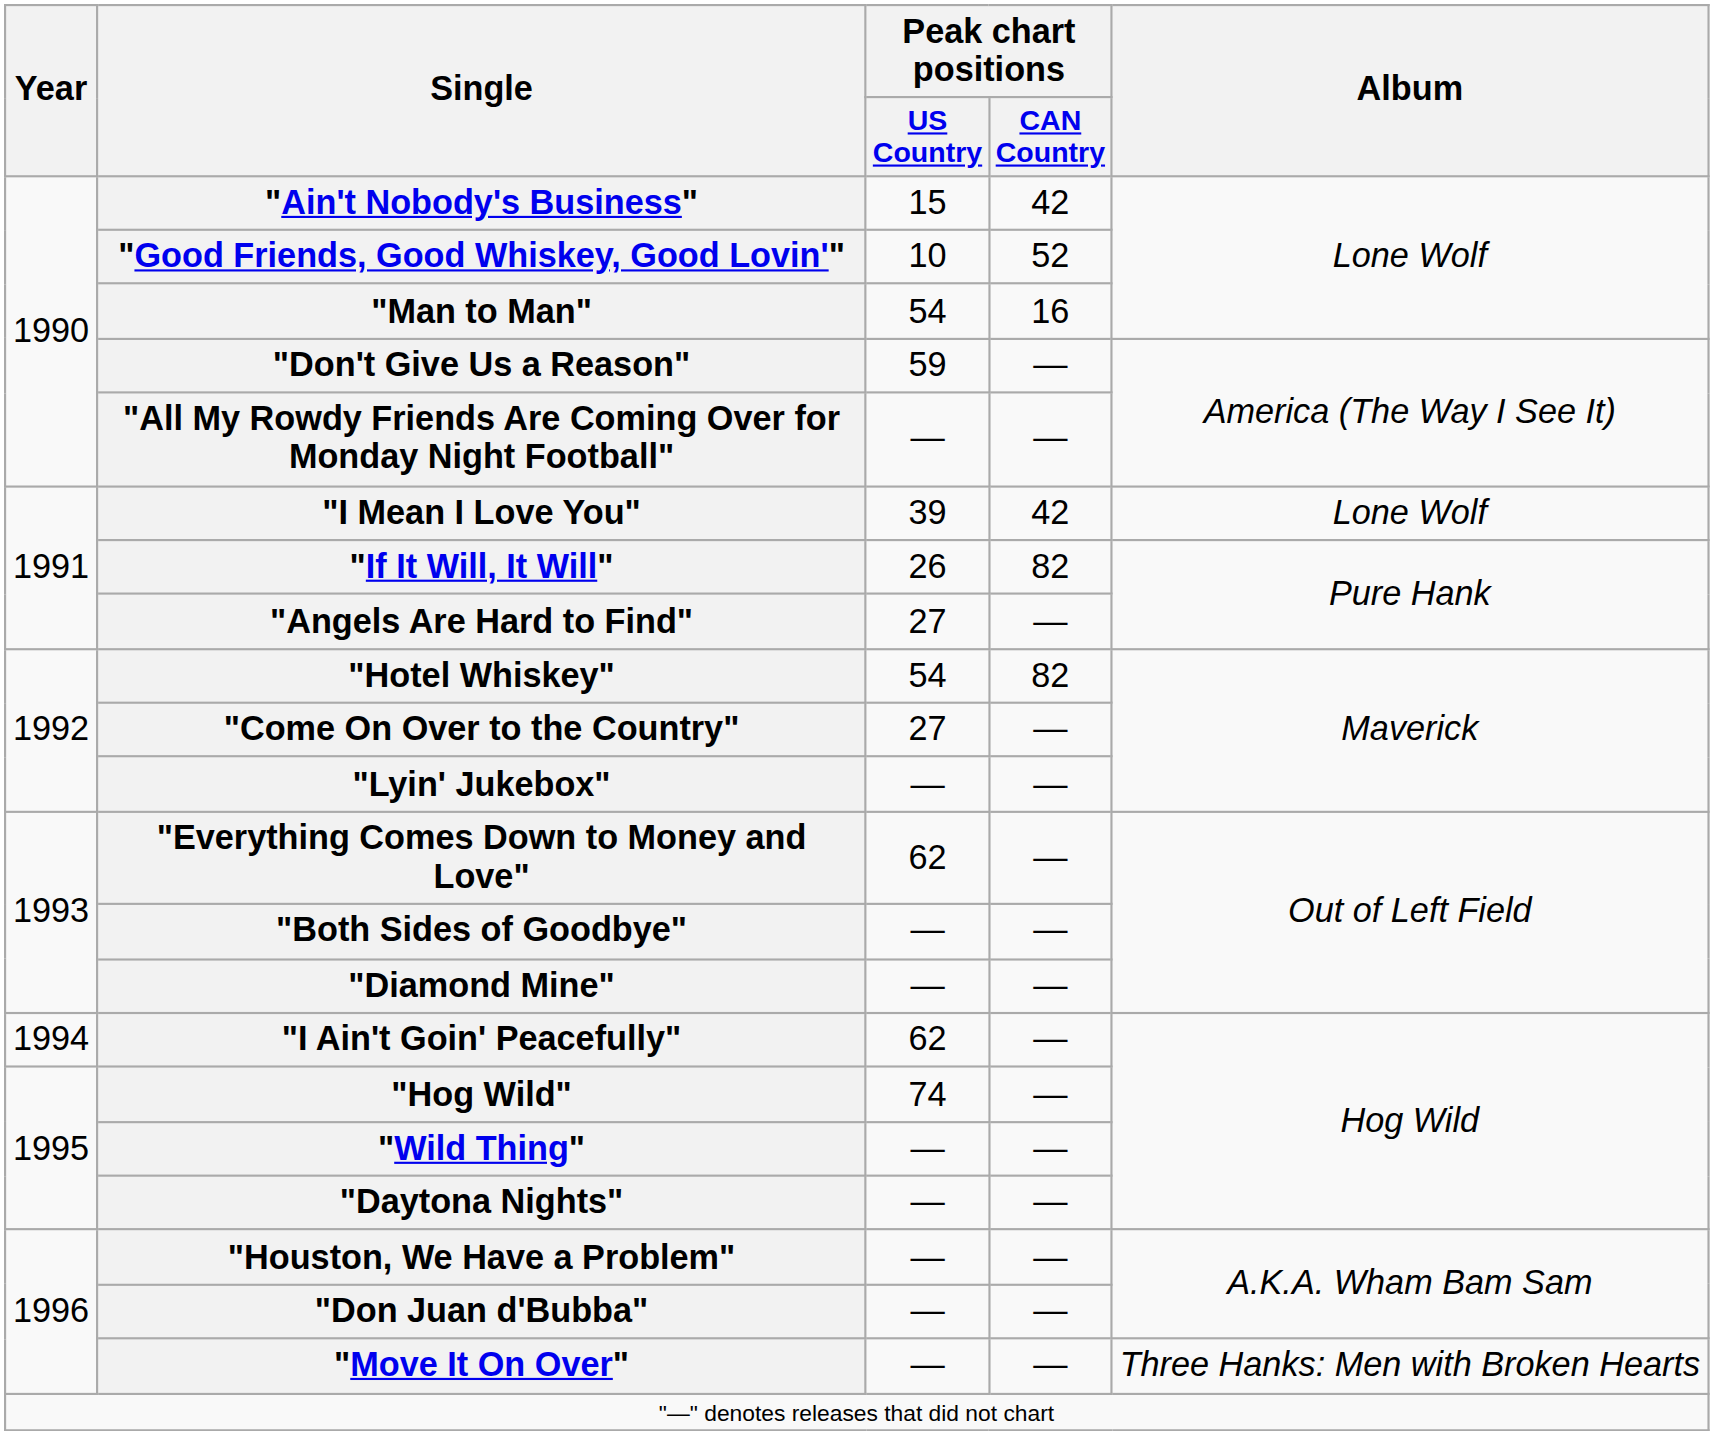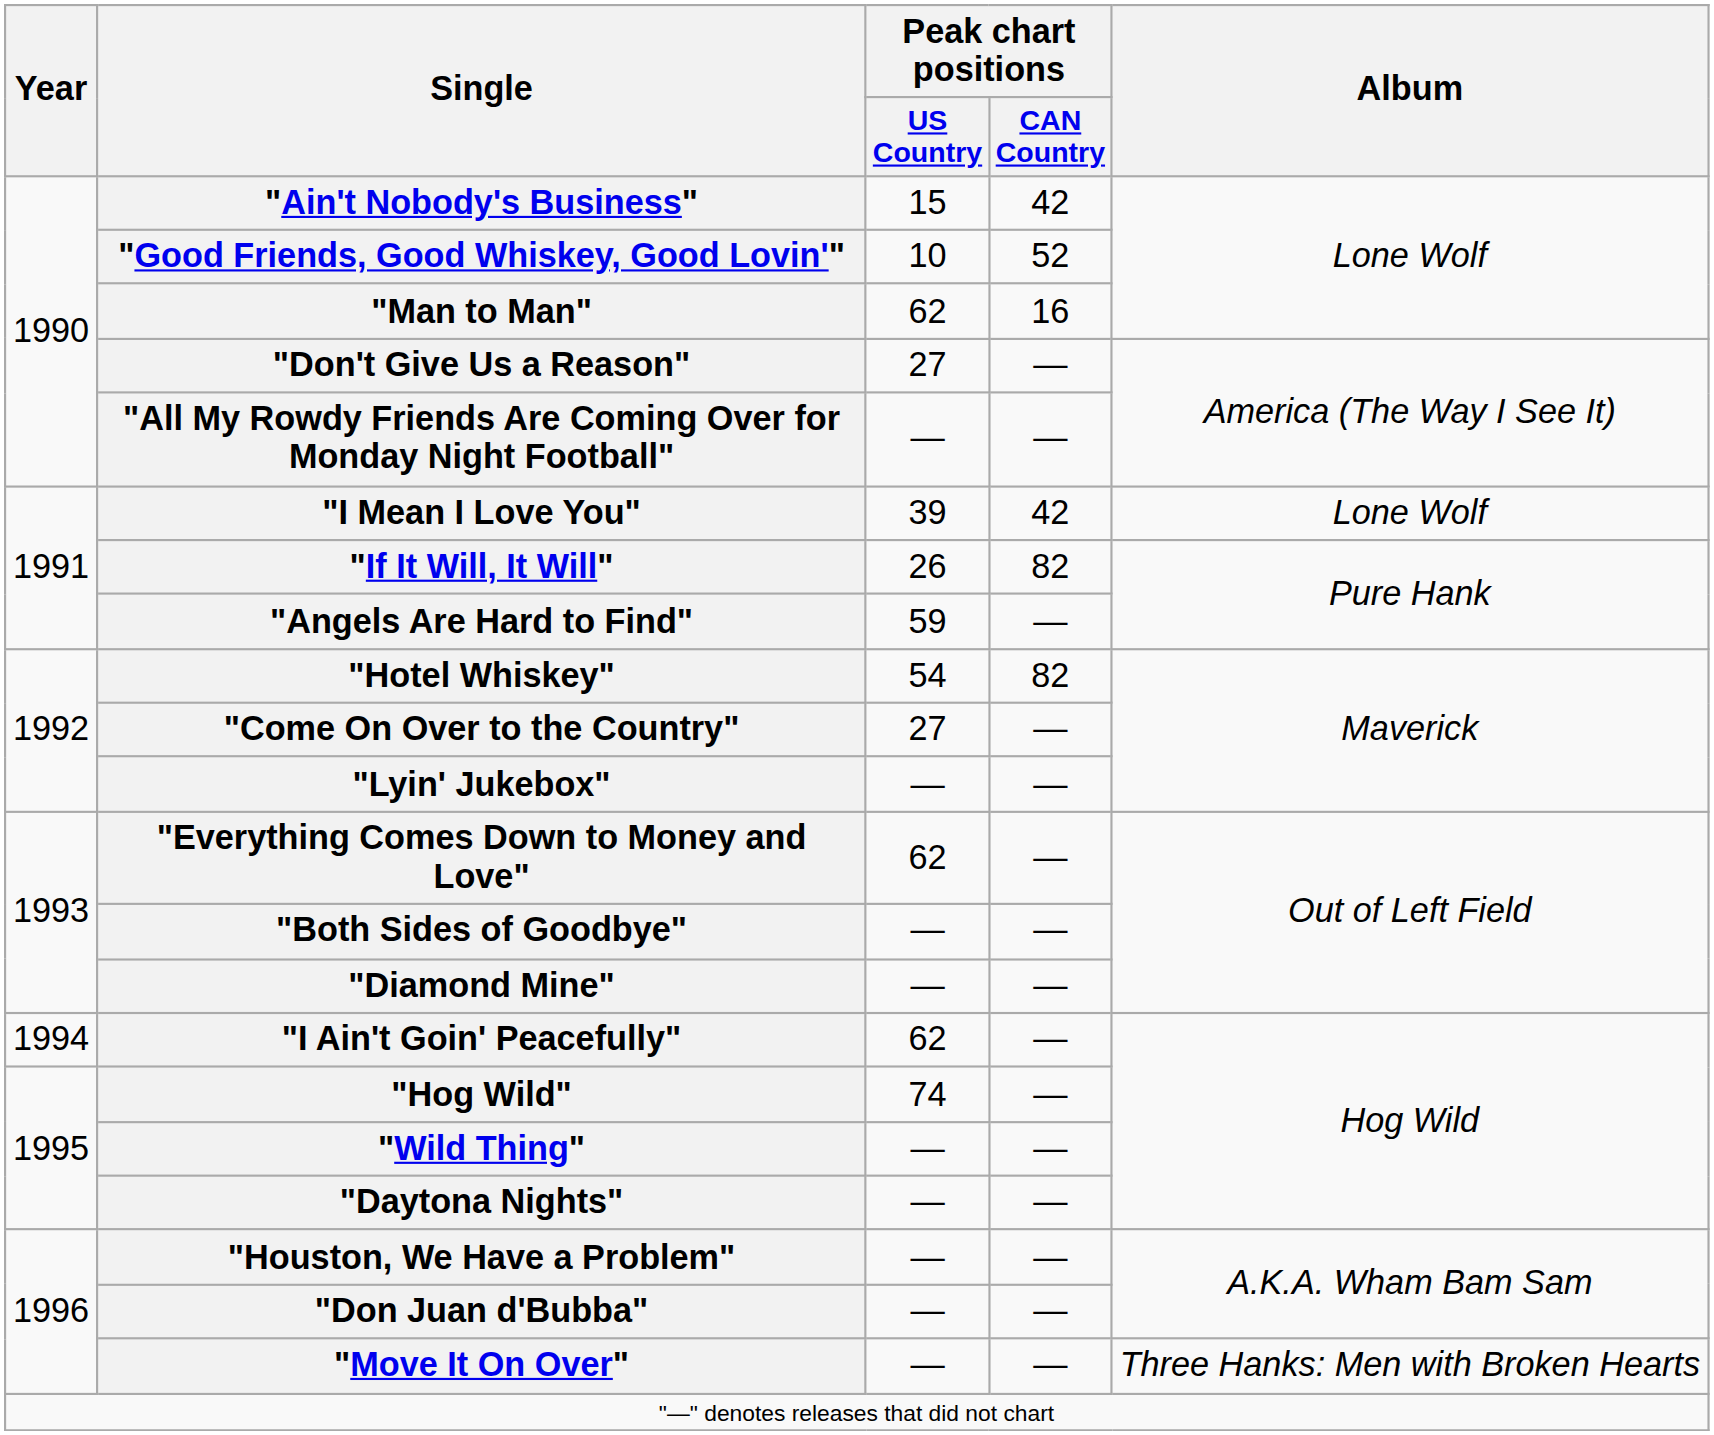(927, 310) 54 -> (927, 310) 62
(927, 365) 59 -> (927, 365) 27
(927, 620) 27 -> (927, 620) 59
